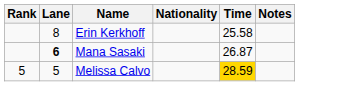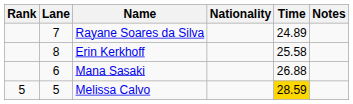+ row: (140, 33)
(56, 52) bold -> (56, 71) normal
(238, 52) 26.87 -> (292, 71) 26.88
